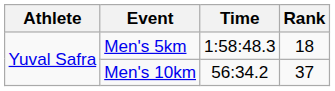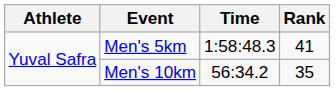(304, 46) 18 -> (304, 46) 41
(304, 73) 37 -> (304, 73) 35
